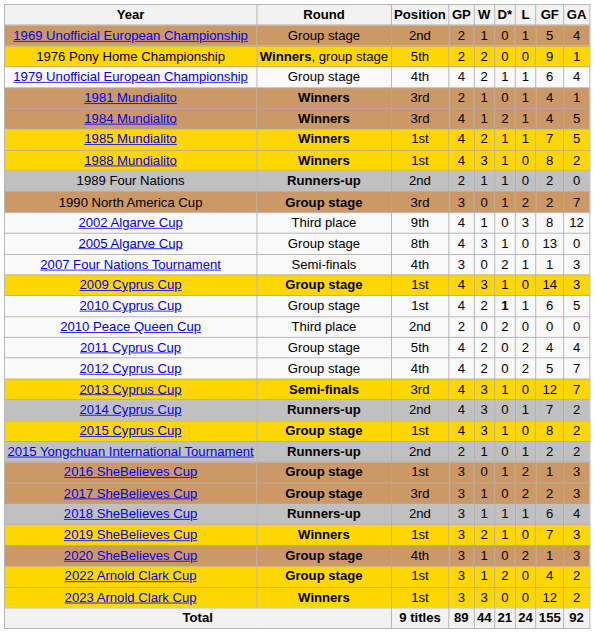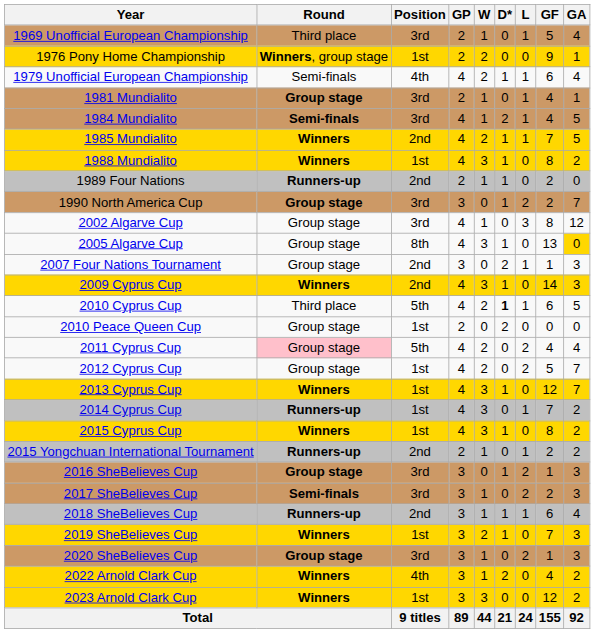(324, 35) Group stage -> (324, 35) Third place
(420, 35) 2nd -> (420, 35) 3rd
(420, 56) 5th -> (420, 56) 1st
(324, 77) Group stage -> (324, 77) Semi-finals
(324, 98) Winners -> (324, 98) Group stage
(324, 118) Winners -> (324, 118) Semi-finals
(420, 139) 1st -> (420, 139) 2nd
(324, 222) Third place -> (324, 222) Group stage
(420, 222) 9th -> (420, 222) 3rd
(577, 243) no background -> (577, 243) gold background
(324, 264) Semi-finals -> (324, 264) Group stage
(420, 264) 4th -> (420, 264) 2nd
(324, 285) Group stage -> (324, 285) Winners
(420, 285) 1st -> (420, 285) 2nd
(324, 306) Group stage -> (324, 306) Third place
(420, 306) 1st -> (420, 306) 5th
(324, 327) Third place -> (324, 327) Group stage
(420, 327) 2nd -> (420, 327) 1st
(324, 347) no background -> (324, 347) pink background
(420, 368) 4th -> (420, 368) 1st
(324, 389) Semi-finals -> (324, 389) Winners
(420, 389) 3rd -> (420, 389) 1st
(420, 410) 2nd -> (420, 410) 1st
(324, 431) Group stage -> (324, 431) Winners
(420, 472) 1st -> (420, 472) 3rd
(324, 493) Group stage -> (324, 493) Semi-finals
(420, 555) 4th -> (420, 555) 3rd
(324, 576) Group stage -> (324, 576) Winners
(420, 576) 1st -> (420, 576) 4th
